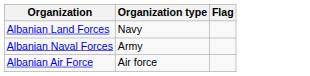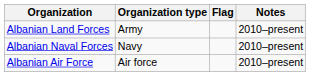+ column: (271, 12)
(130, 29) Navy -> (130, 29) Army
(130, 46) Army -> (130, 46) Navy
